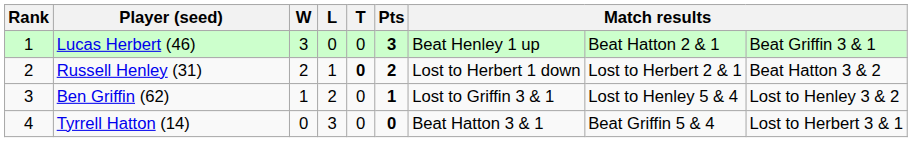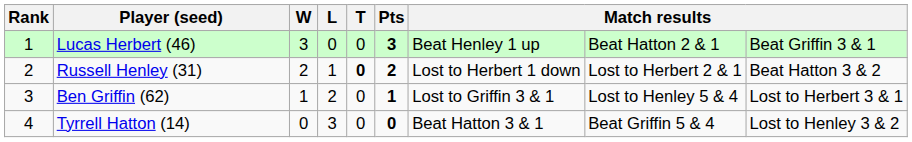(824, 96) Lost to Henley 3 & 2 -> (826, 96) Lost to Herbert 3 & 1
(826, 123) Lost to Herbert 3 & 1 -> (824, 123) Lost to Henley 3 & 2
